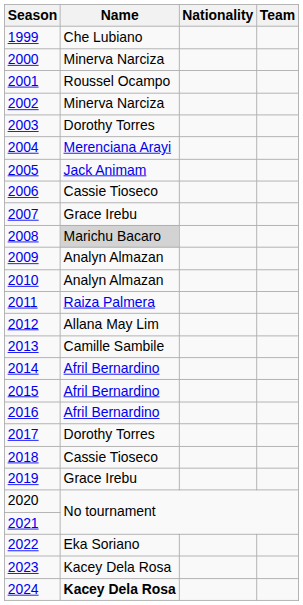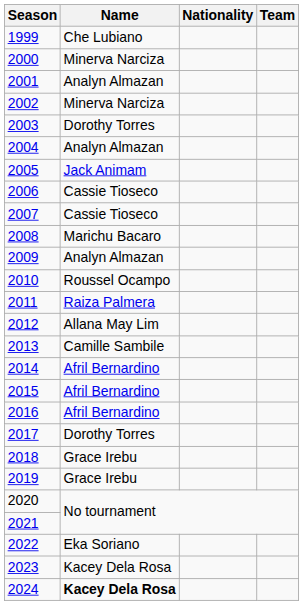(117, 81) Roussel Ocampo -> (113, 81) Analyn Almazan
(117, 147) Merenciana Arayi -> (113, 147) Analyn Almazan
(100, 214) Grace Irebu -> (111, 214) Cassie Tioseco
(112, 236) lightgrey background -> (112, 236) no background
(113, 280) Analyn Almazan -> (117, 280) Roussel Ocampo
(111, 457) Cassie Tioseco -> (100, 457) Grace Irebu
